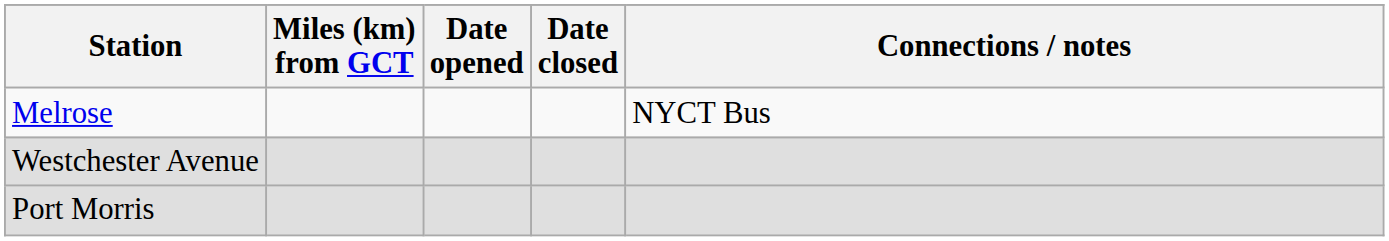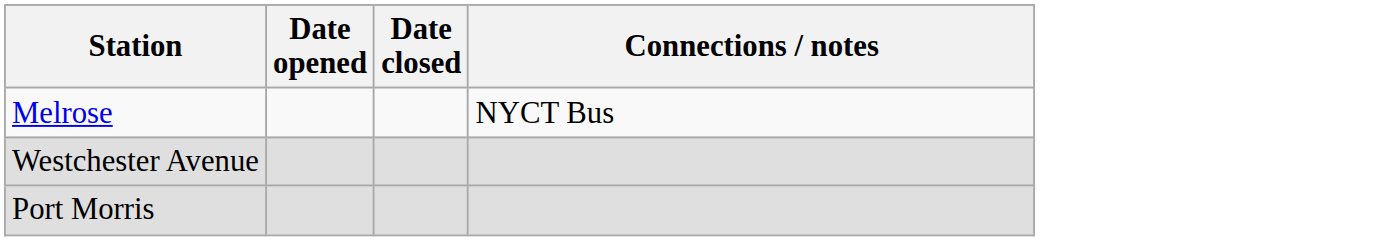- column: (344, 46)
